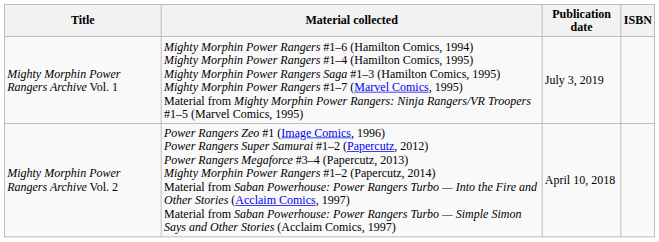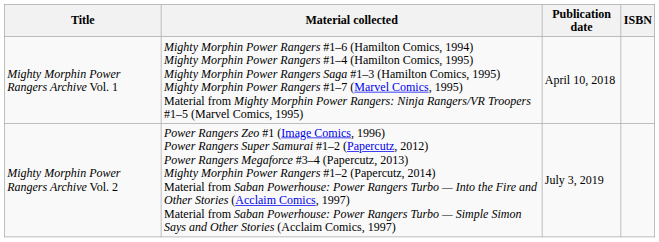(574, 80) July 3, 2019 -> (580, 80) April 10, 2018
(580, 180) April 10, 2018 -> (574, 180) July 3, 2019
